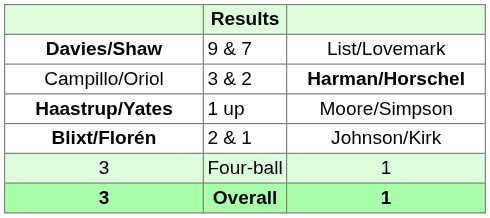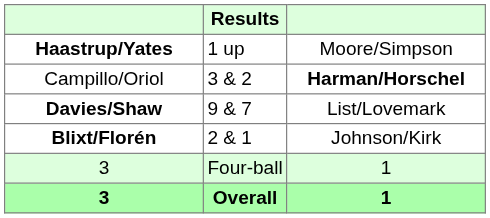rows swapped: (104, 49) <-> (104, 108)
